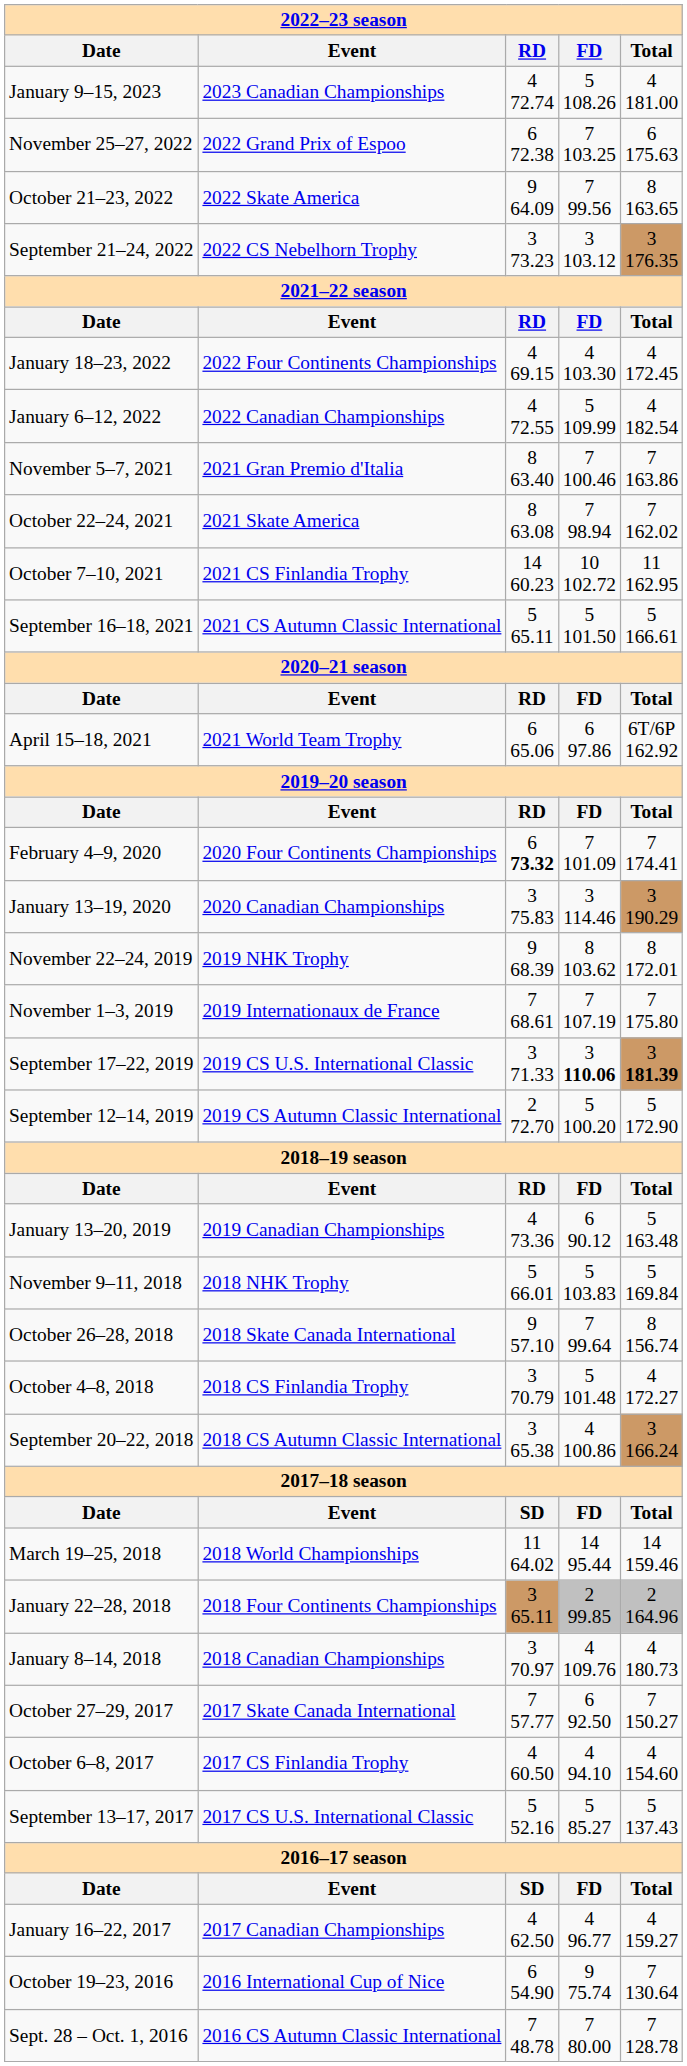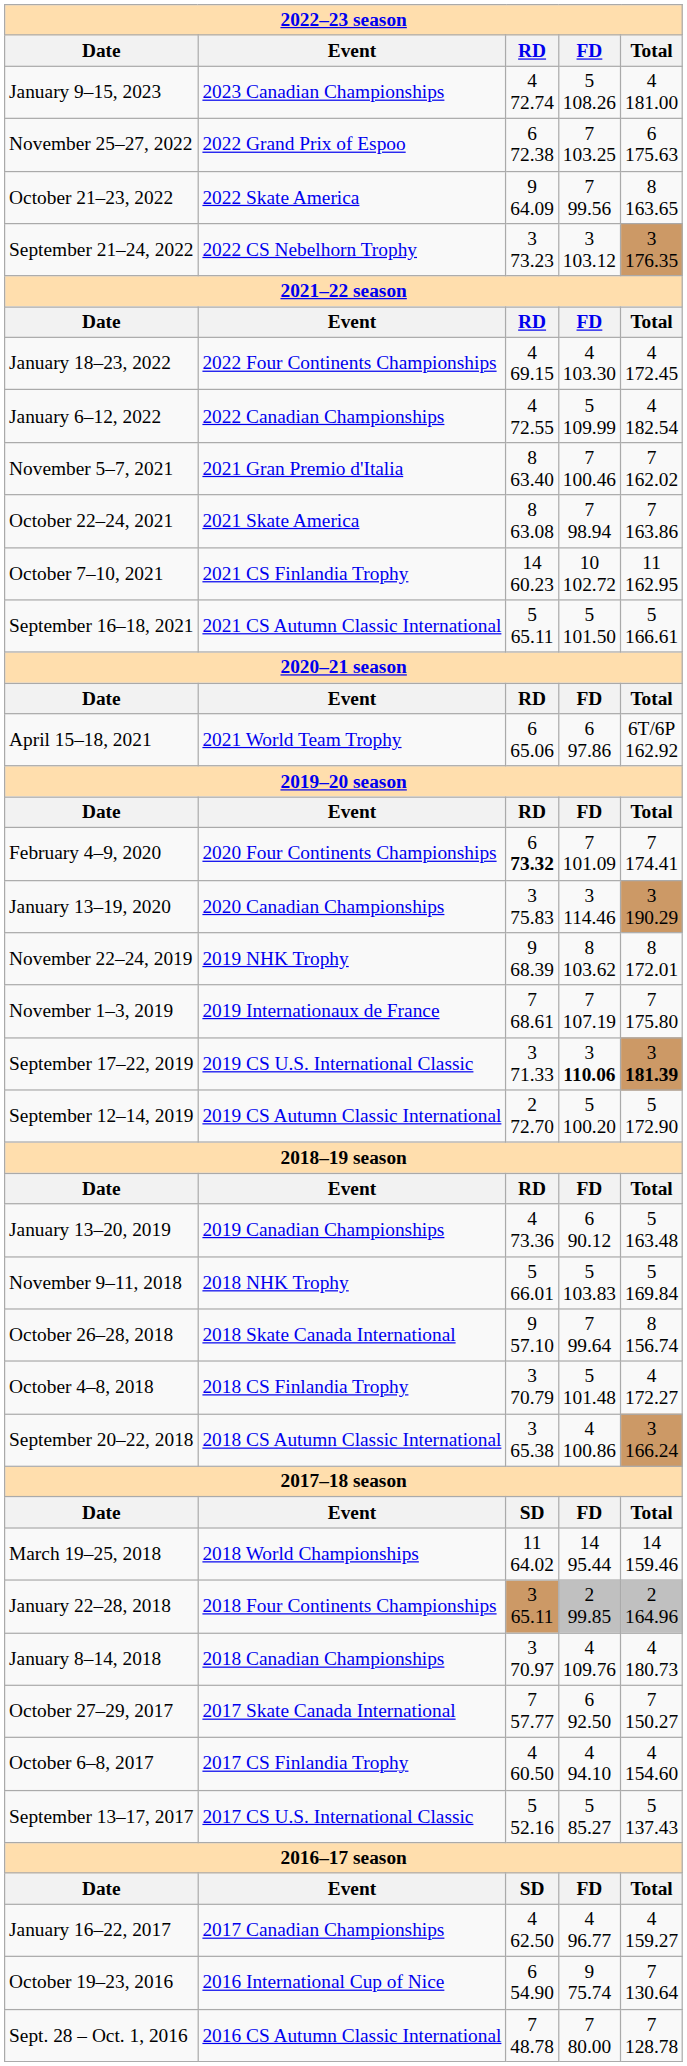(652, 468) 7 163.86 -> (652, 468) 7 162.02
(652, 520) 7 162.02 -> (652, 520) 7 163.86
